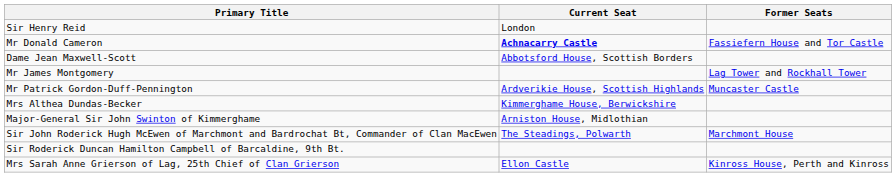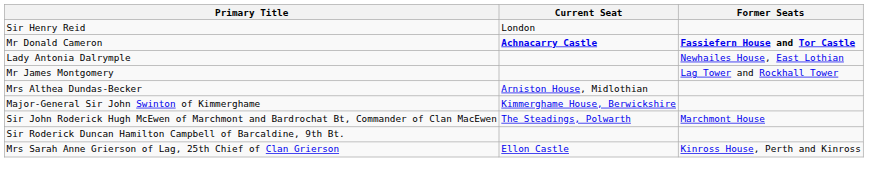(796, 42) normal -> (768, 42) bold
+ row: (69, 58)
- row: (71, 58)
- row: (100, 88)
(589, 104) Kimmerghame House, Berwickshire -> (575, 88) Arniston House, Midlothian
(575, 119) Arniston House, Midlothian -> (589, 104) Kimmerghame House, Berwickshire
